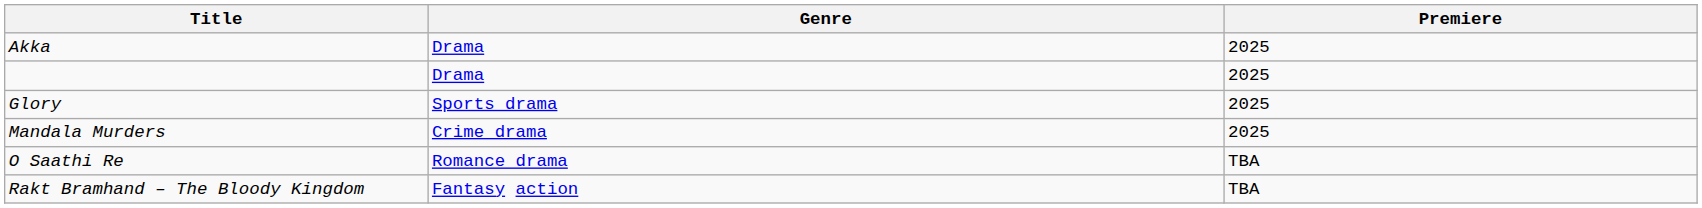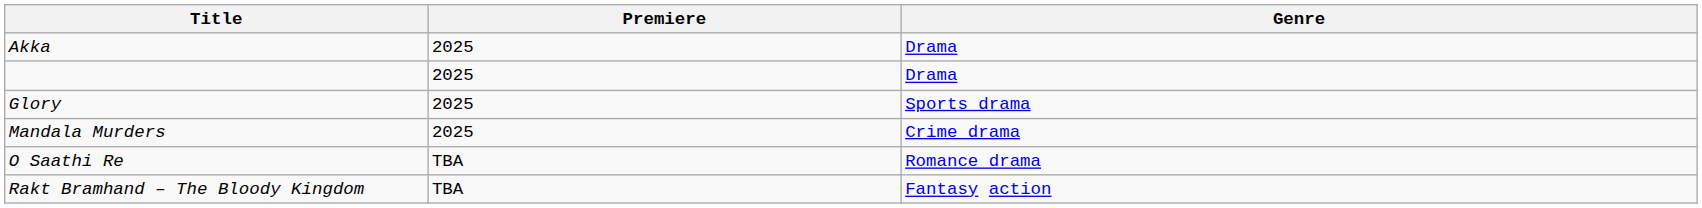columns swapped: (826, 19) <-> (1460, 19)
